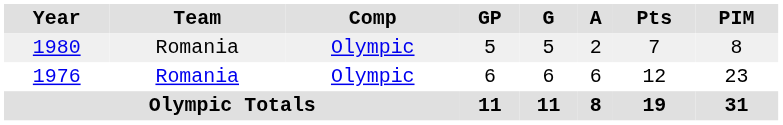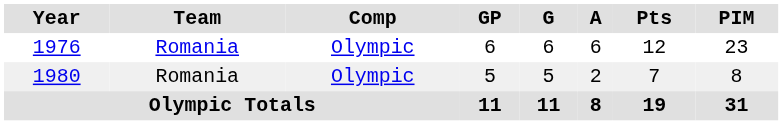rows swapped: (57, 77) <-> (57, 48)
